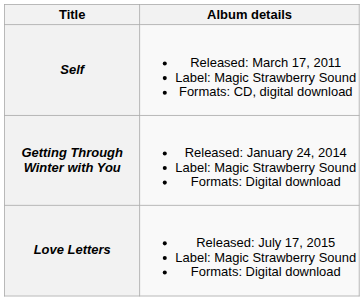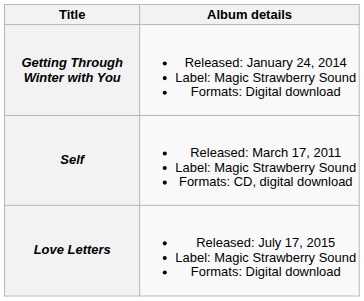rows swapped: (72, 70) <-> (72, 160)
